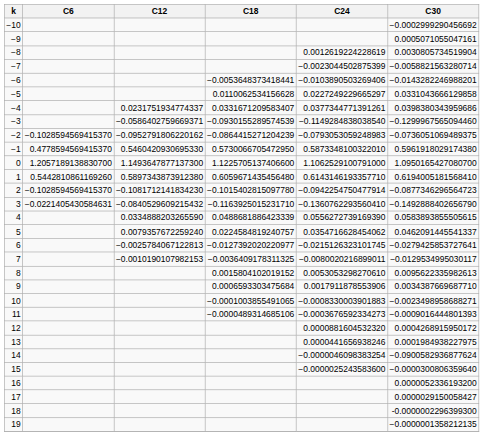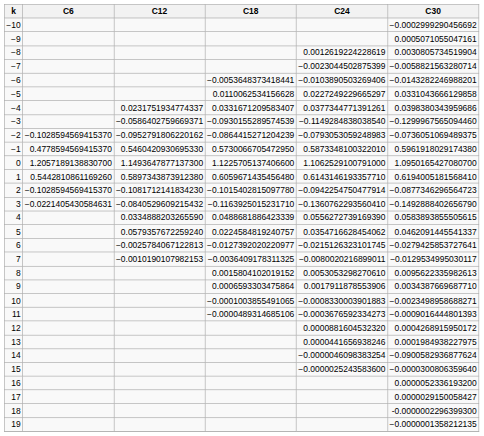(162, 232) 0.0079357672259240 -> (162, 232) 0.0579357672259240
(253, 287) 0.0006593303475684 -> (253, 287) 0.0006593303475864
